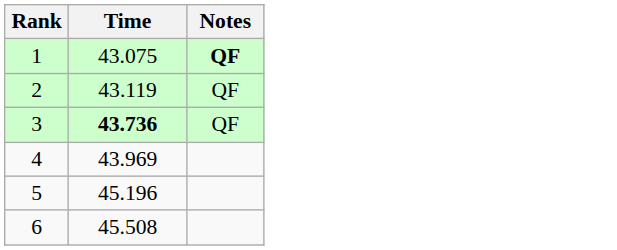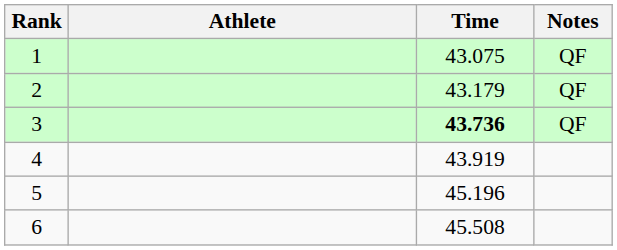+ column: (242, 21)
(225, 55) bold -> (573, 55) normal
(128, 90) 43.119 -> (475, 90) 43.179
(128, 158) 43.969 -> (475, 158) 43.919
